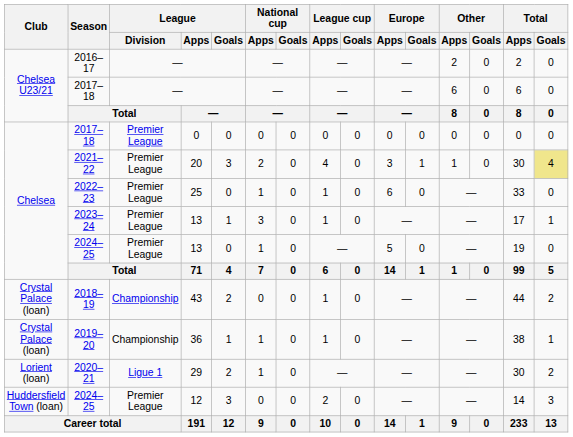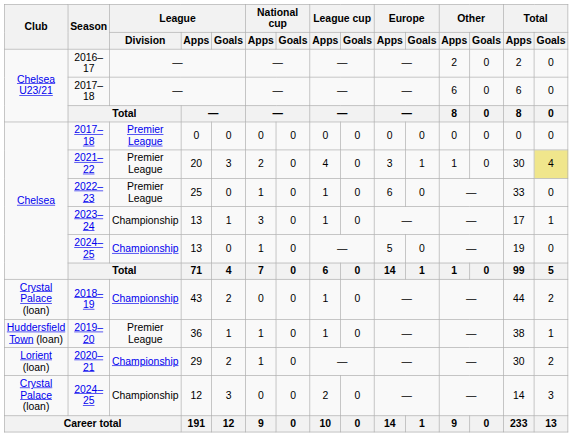(145, 220) Premier League -> (145, 220) Championship
(145, 248) Premier League -> (145, 248) Championship
(36, 339) Crystal Palace (loan) -> (36, 333) Huddersfield Town (loan)
(145, 339) Championship -> (145, 333) Premier League
(145, 373) Ligue 1 -> (145, 361) Championship
(36, 401) Huddersfield Town (loan) -> (36, 395) Crystal Palace (loan)
(145, 401) Premier League -> (145, 395) Championship
